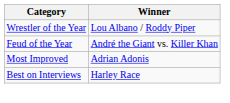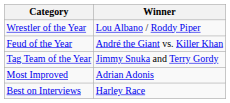+ row: (49, 59)
